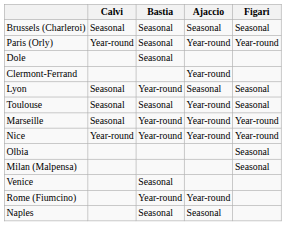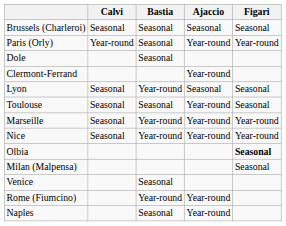(112, 136) Year-round -> (107, 136) Seasonal
(252, 151) normal -> (253, 151) bold
(204, 213) Seasonal -> (208, 213) Year-round
